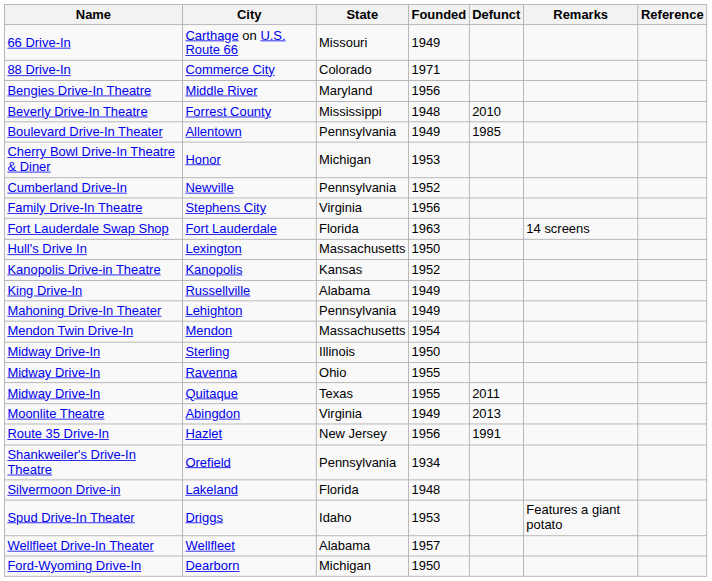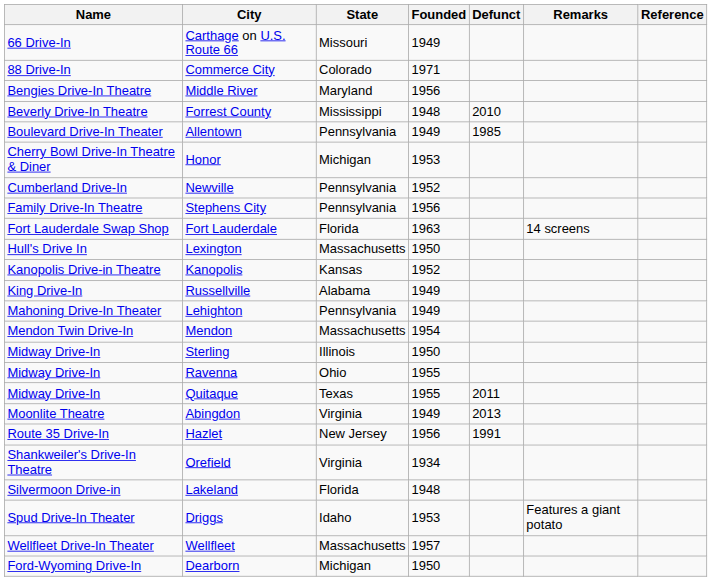(341, 208) Virginia -> (358, 208) Pennsylvania
(358, 462) Pennsylvania -> (341, 462) Virginia
(345, 545) Alabama -> (362, 545) Massachusetts
